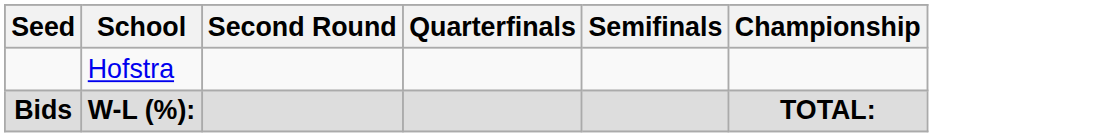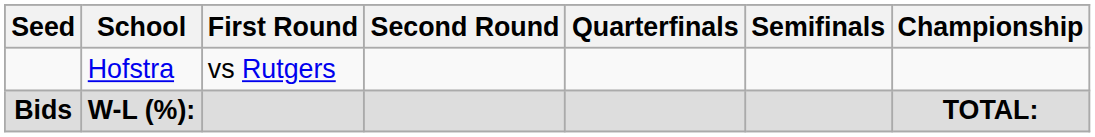+ column: (283, 26)
